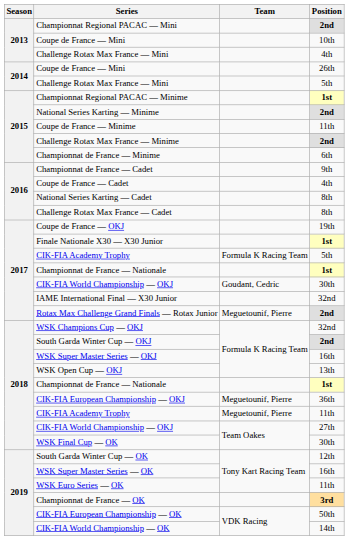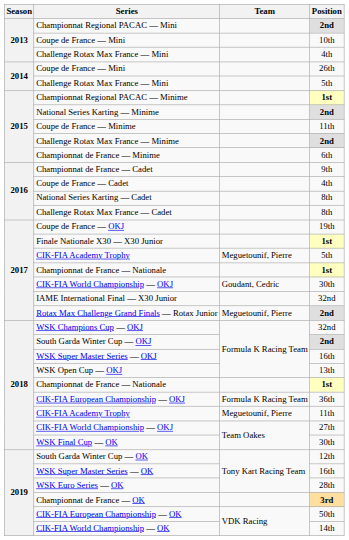(265, 255) Formula K Racing Team -> (257, 255) Meguetounif, Pierre
(257, 398) Meguetounif, Pierre -> (265, 398) Formula K Racing Team
(327, 485) 11th -> (327, 485) 28th
